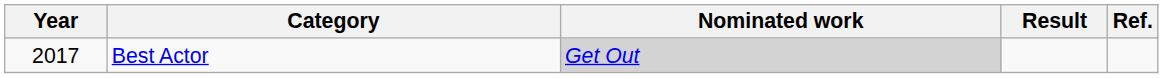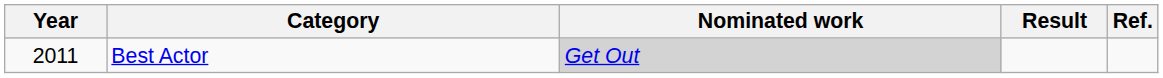(56, 55) 2017 -> (56, 55) 2011
